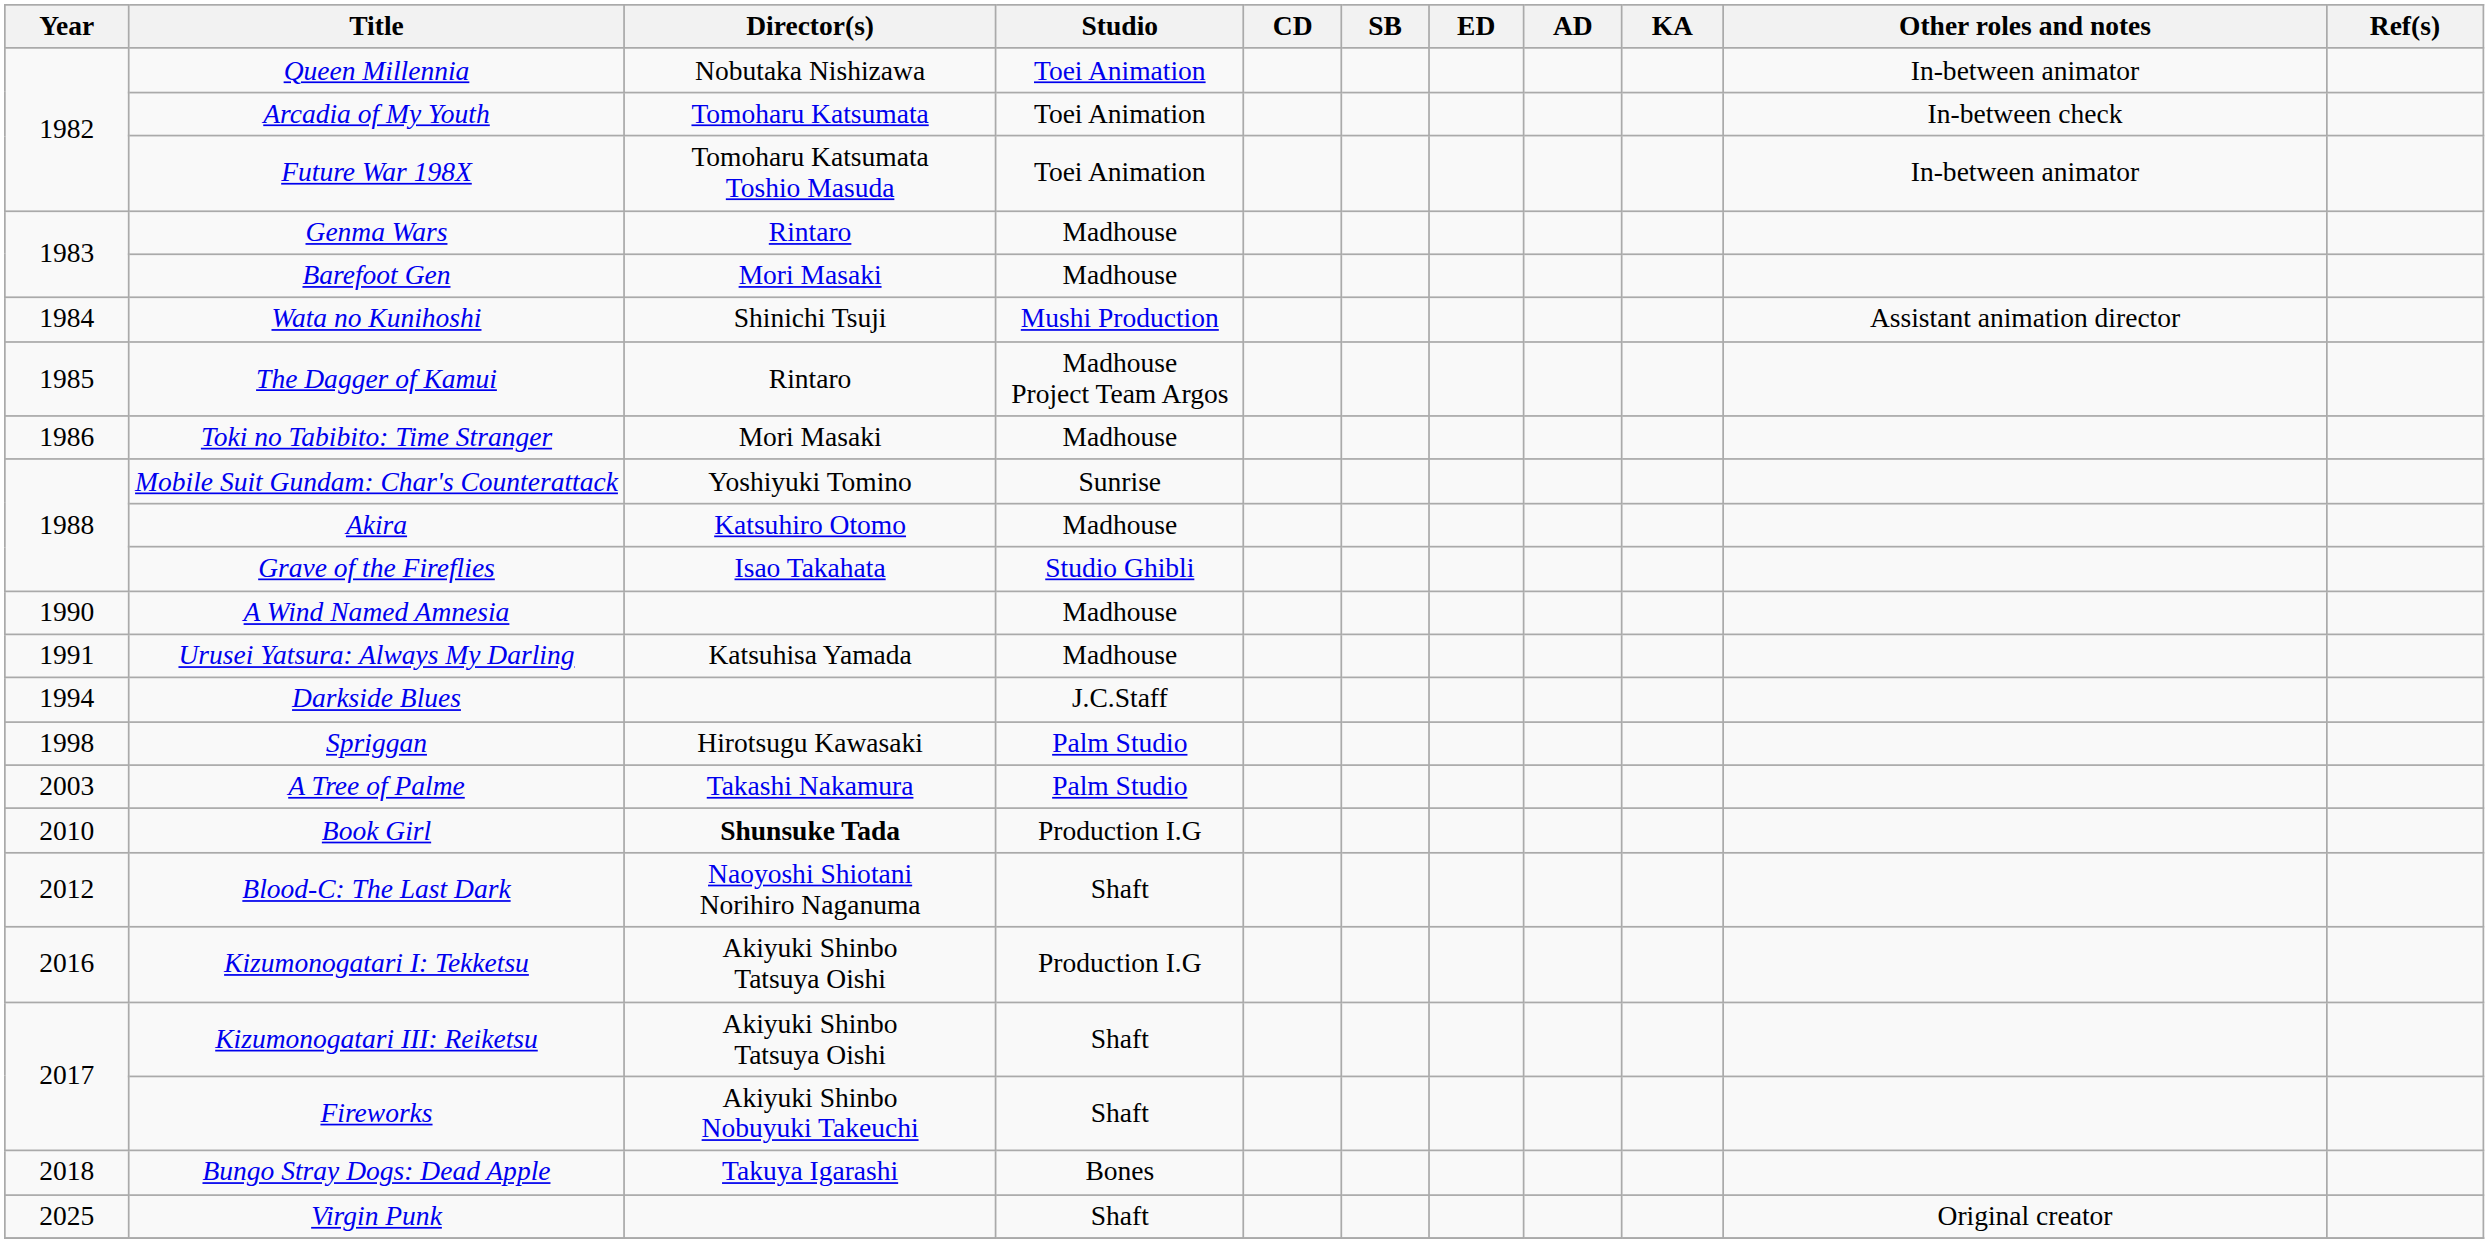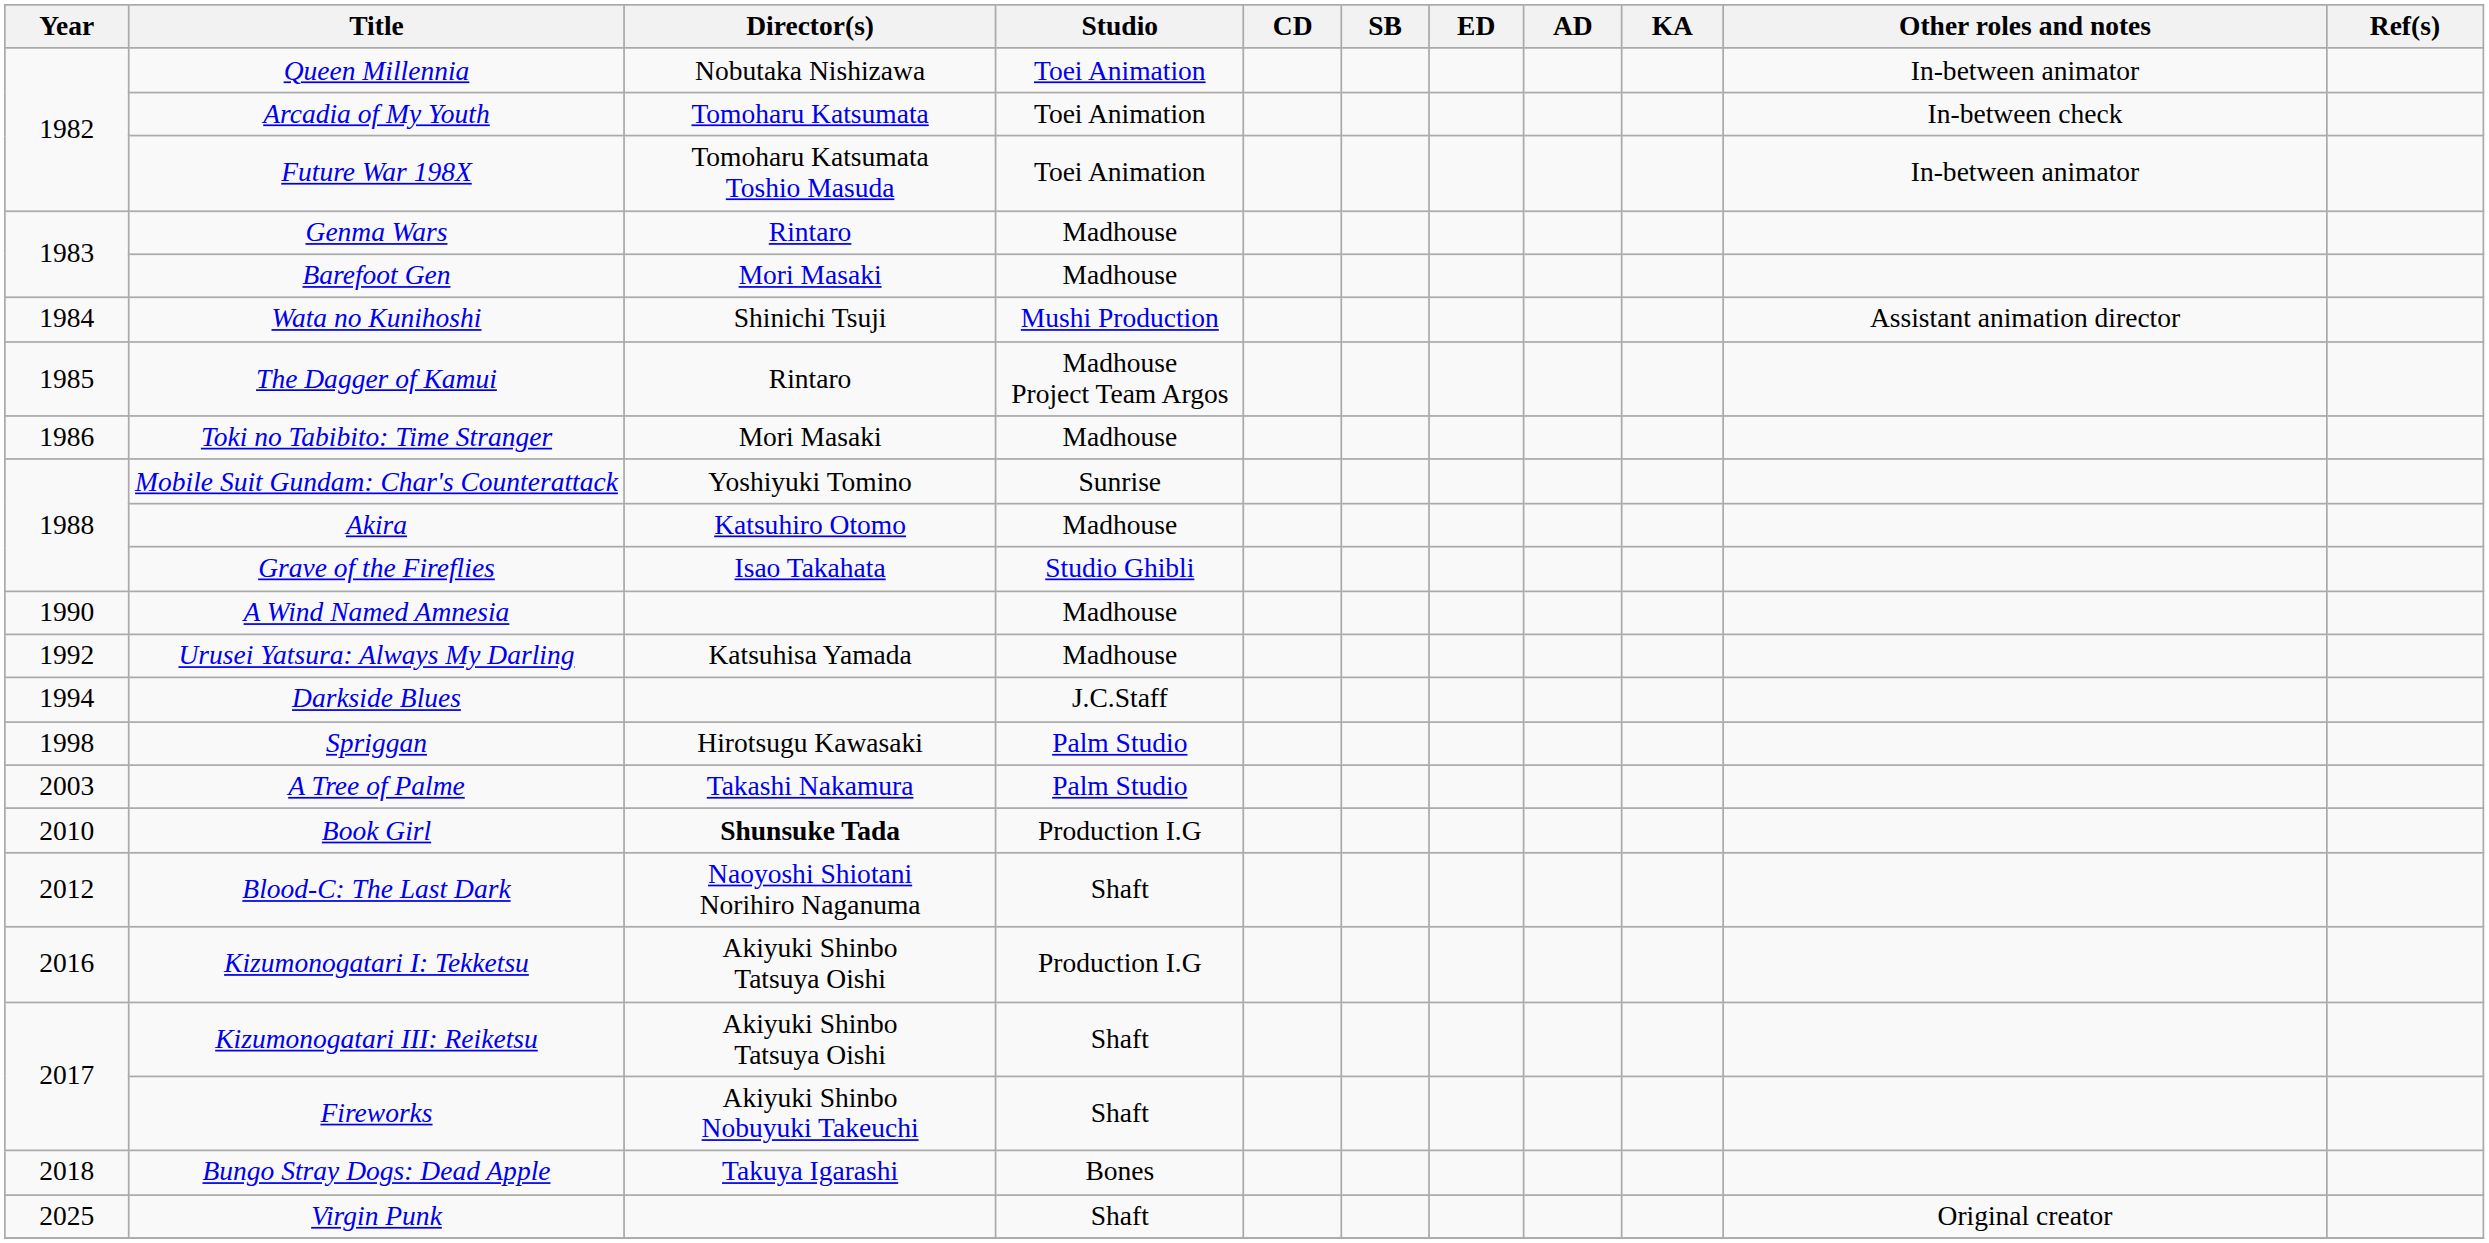(67, 655) 1991 -> (67, 655) 1992
